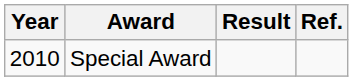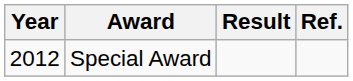(35, 57) 2010 -> (35, 57) 2012
